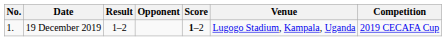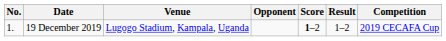columns swapped: (284, 12) <-> (119, 12)
